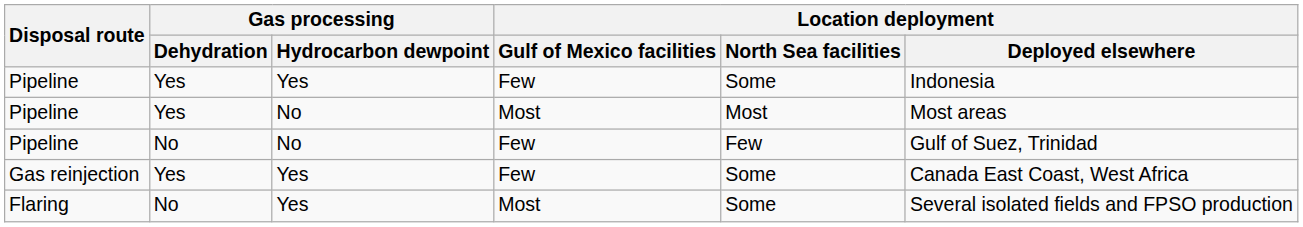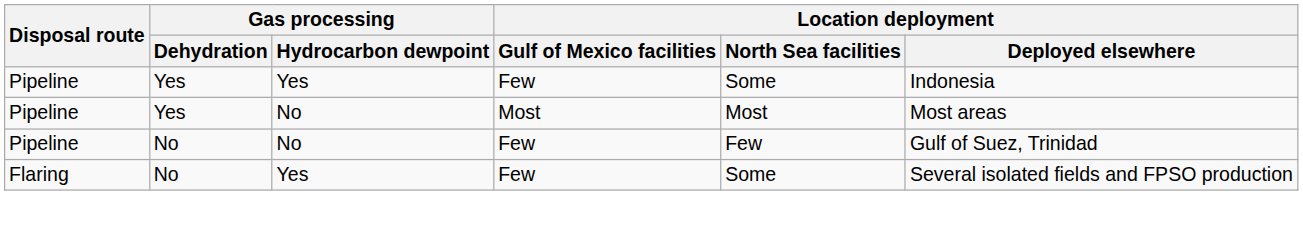- row: (74, 174)
(519, 205) Most -> (517, 174) Few
